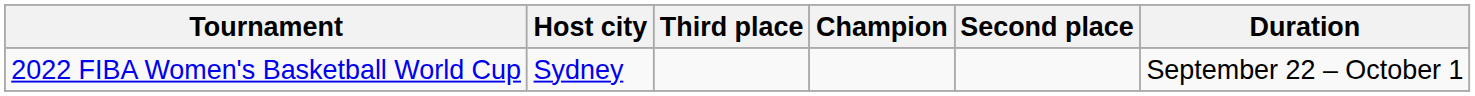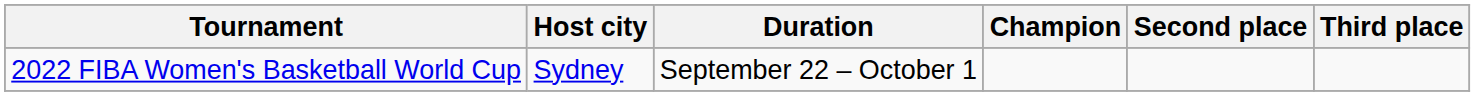columns swapped: (1305, 27) <-> (732, 27)
